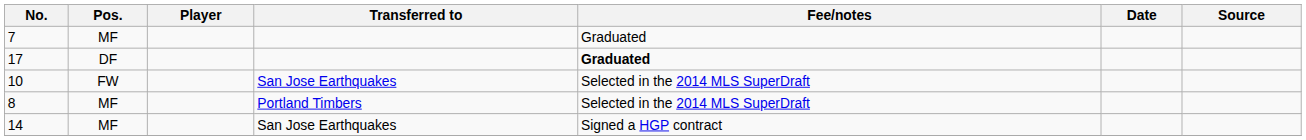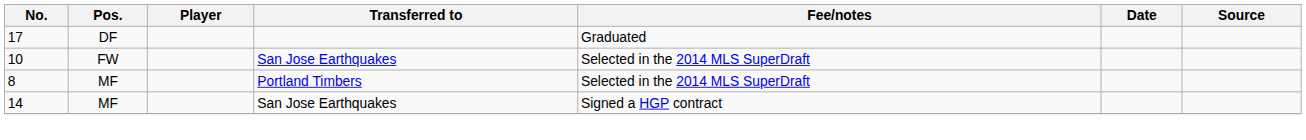- row: (12, 37)
(616, 59) bold -> (614, 37) normal
